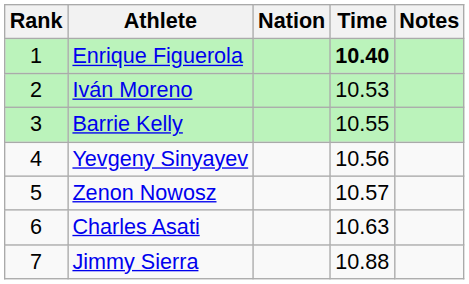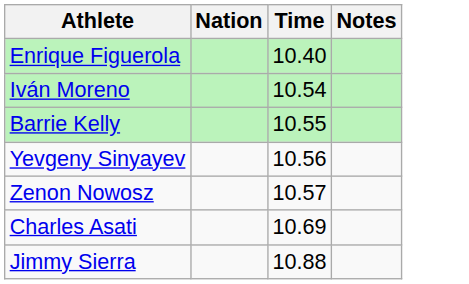- column: (36, 21)
(362, 55) bold -> (300, 55) normal
(362, 90) 10.53 -> (300, 90) 10.54
(362, 227) 10.63 -> (300, 227) 10.69
